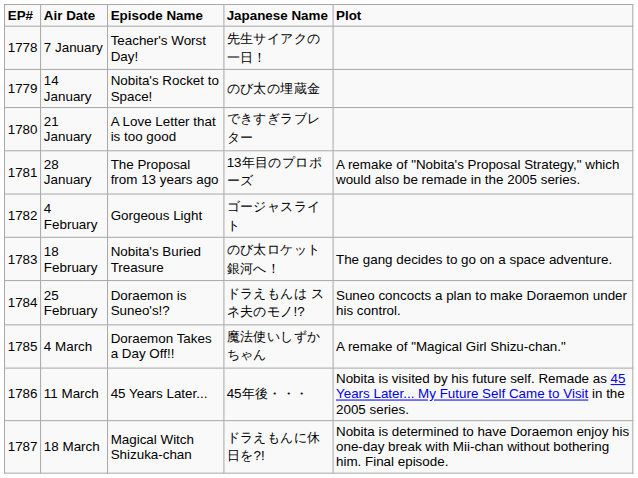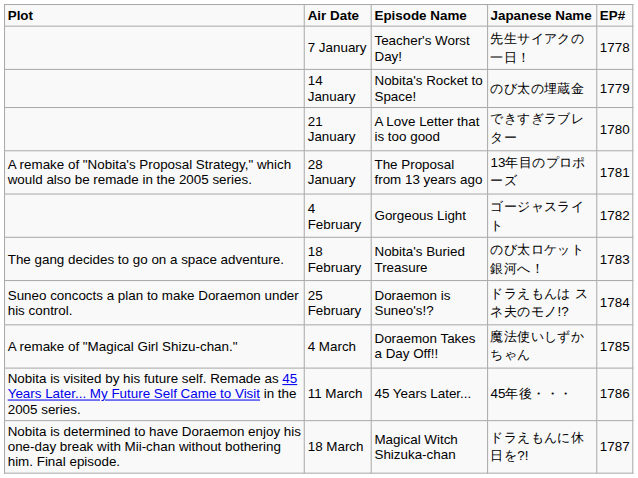columns swapped: (20, 15) <-> (349, 15)
